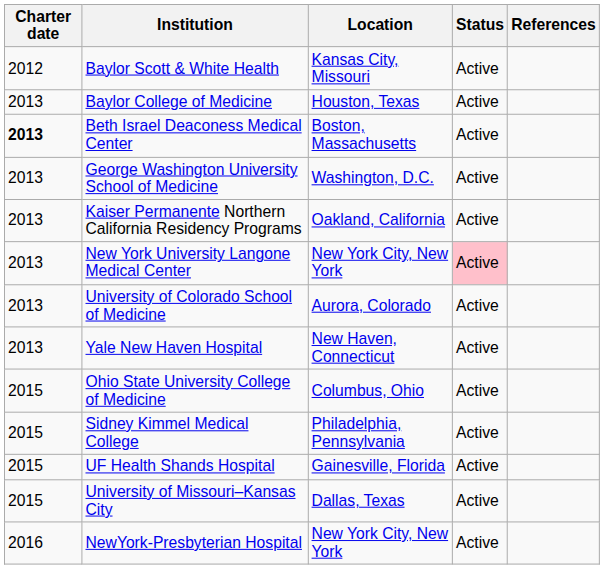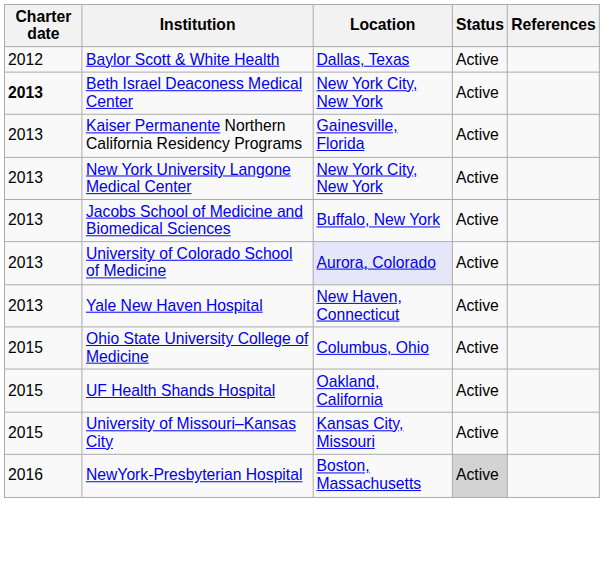(355, 68) Kansas City, Missouri -> (363, 59) Dallas, Texas
- row: (179, 101)
(364, 135) Boston, Massachusetts -> (367, 93) New York City, New York
- row: (192, 178)
(378, 220) Oakland, California -> (357, 135) Gainesville, Florida
(477, 263) pink background -> (477, 178) no background
+ row: (195, 220)
(371, 305) no background -> (376, 263) lavender background
- row: (167, 433)
(378, 466) Gainesville, Florida -> (350, 390) Oakland, California
(358, 500) Dallas, Texas -> (360, 433) Kansas City, Missouri
(380, 543) New York City, New York -> (369, 475) Boston, Massachusetts
(477, 543) no background -> (477, 475) lightgrey background
